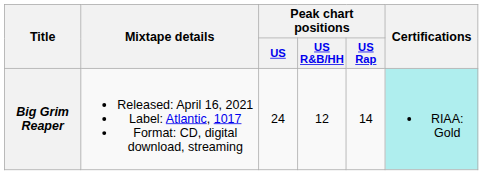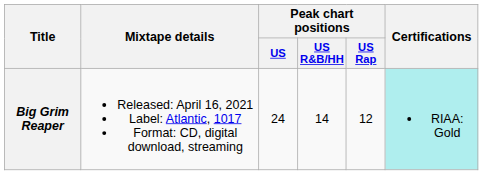(322, 119) 12 -> (322, 119) 14
(366, 119) 14 -> (366, 119) 12
